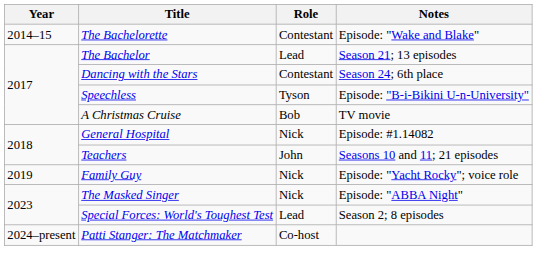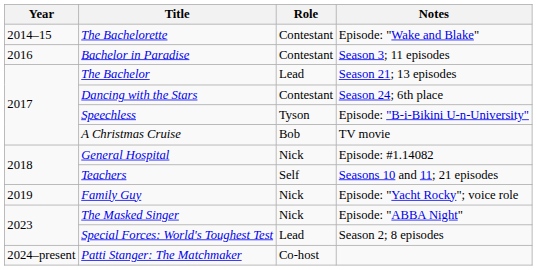+ row: (135, 54)
(291, 154) John -> (289, 174) Self
